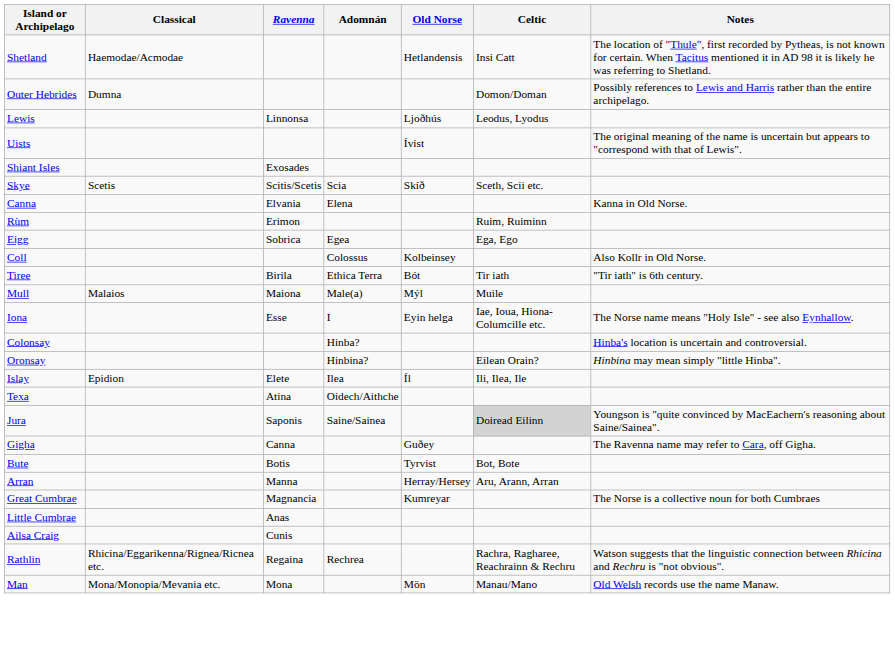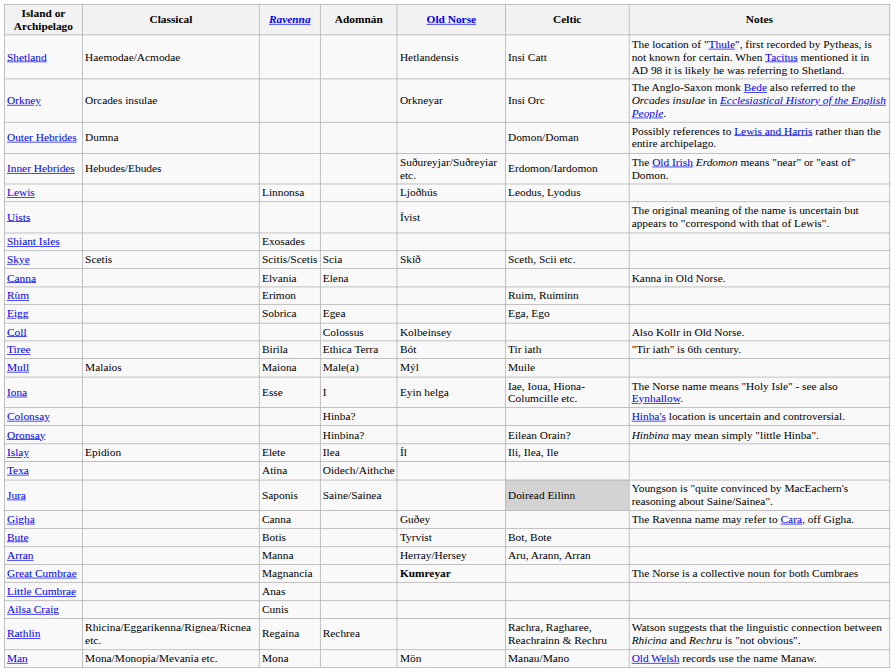+ row: (24, 100)
+ row: (41, 168)
(427, 499) normal -> (425, 573) bold
